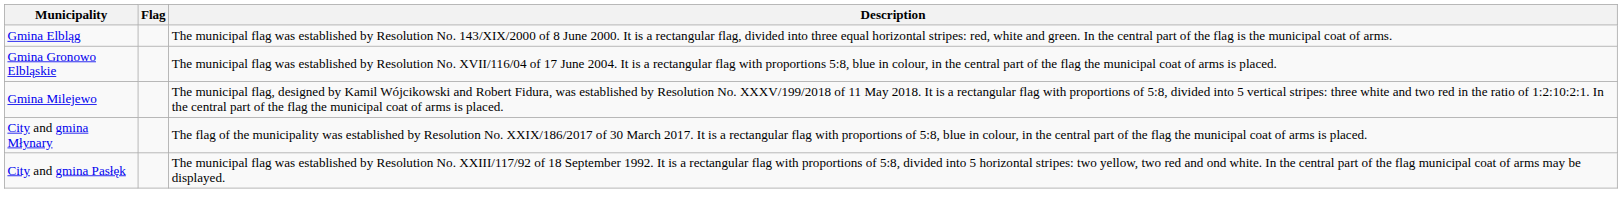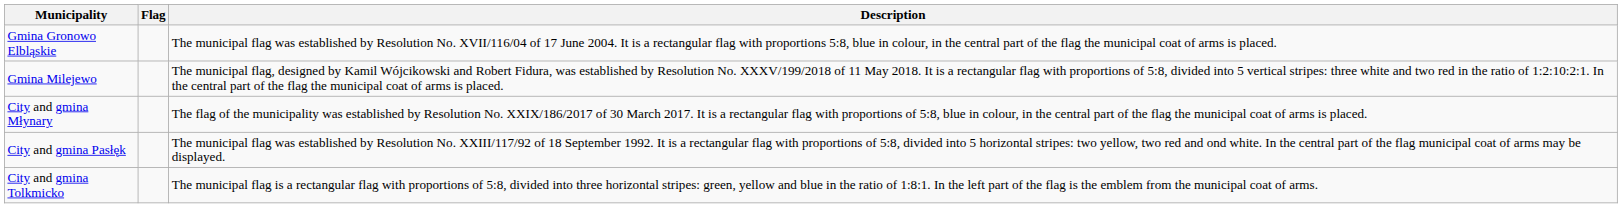- row: (44, 35)
+ row: (48, 185)
